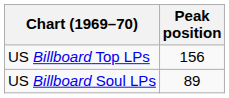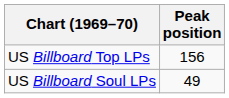(192, 81) 89 -> (192, 81) 49
